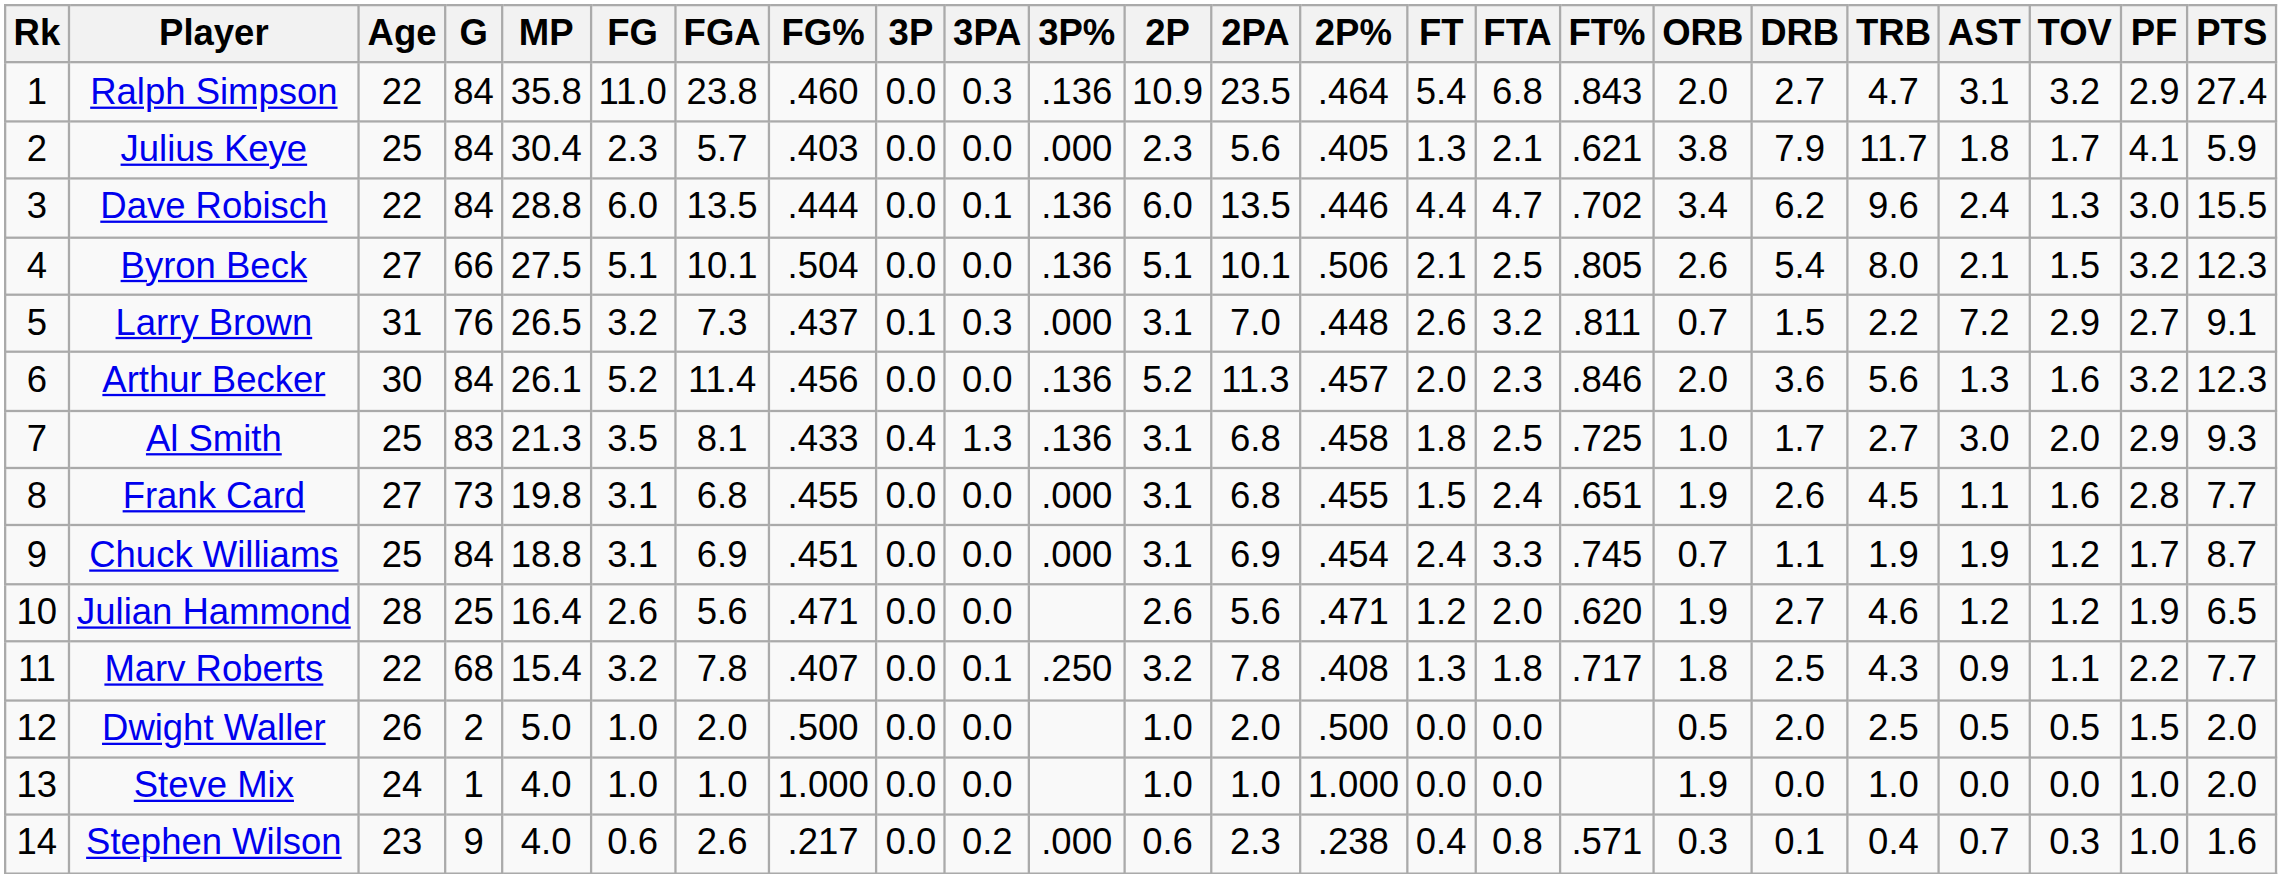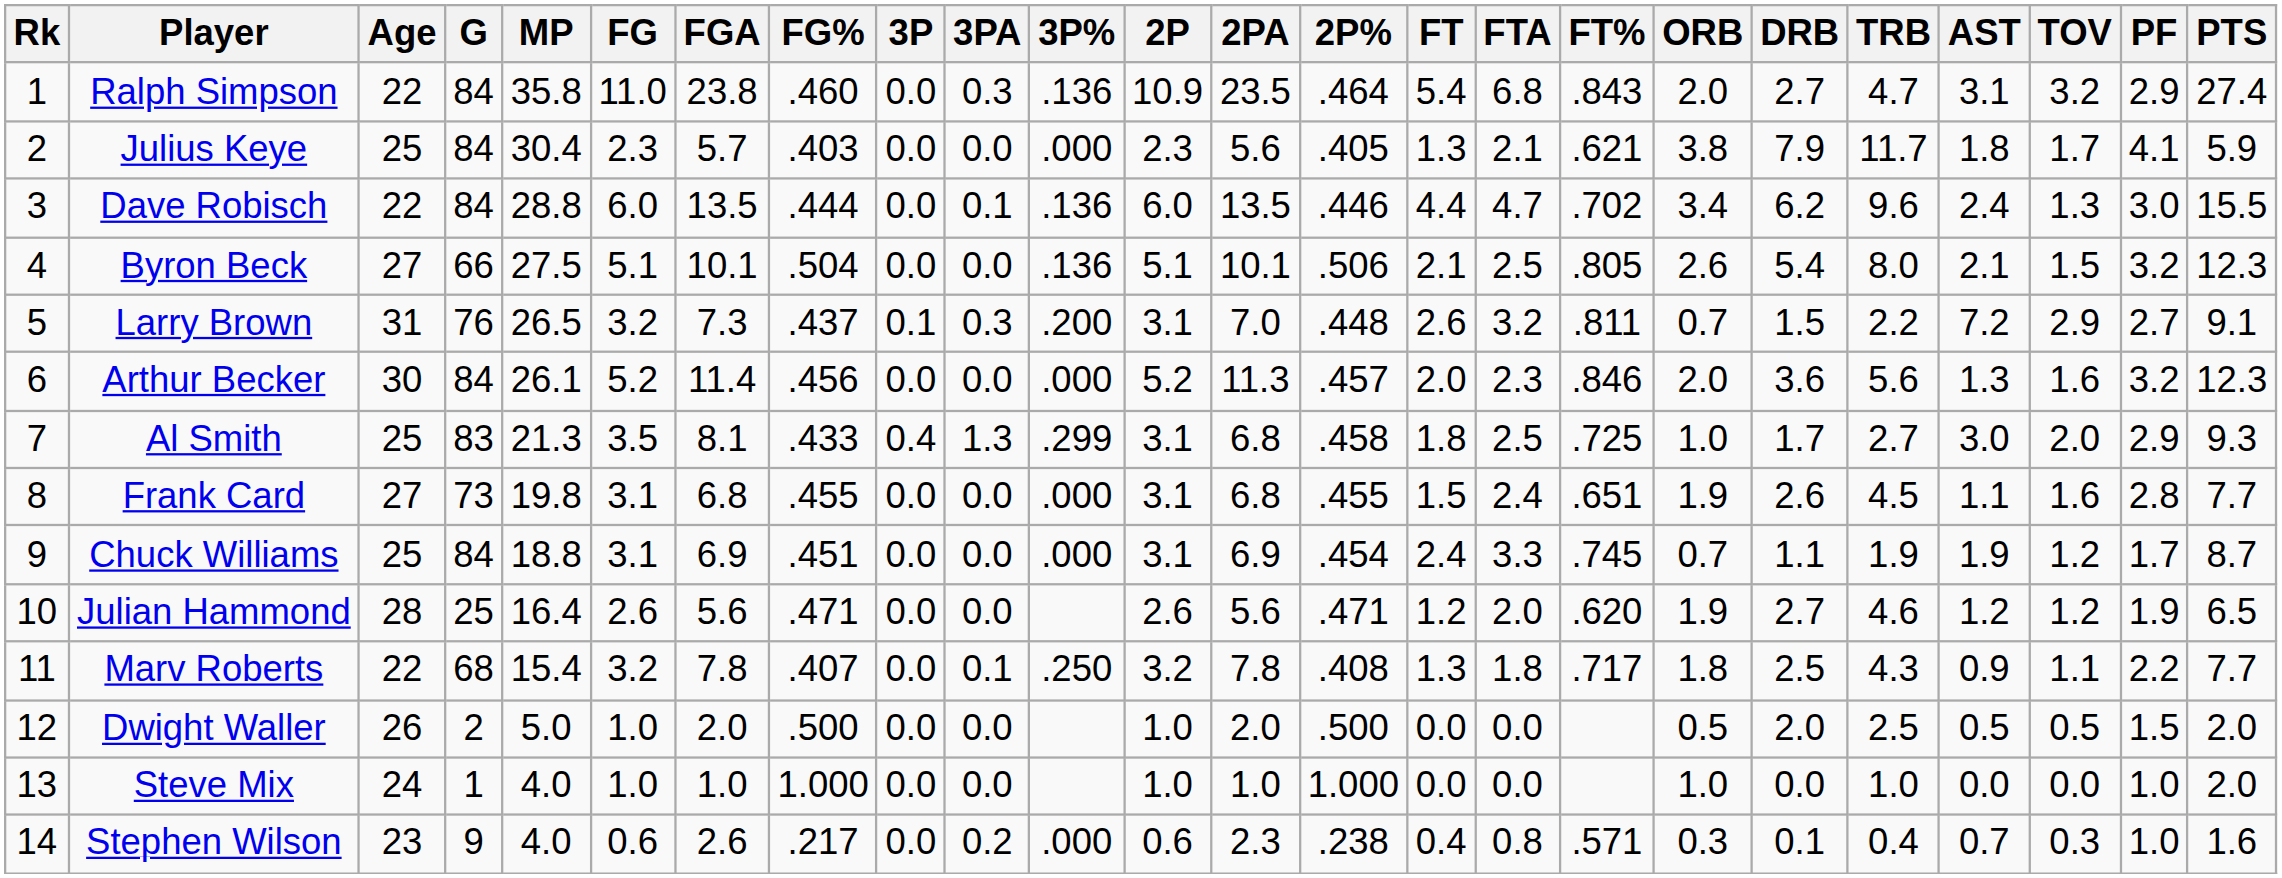(1077, 322) .000 -> (1077, 322) .200
(1077, 380) .136 -> (1077, 380) .000
(1077, 438) .136 -> (1077, 438) .299
(1703, 785) 1.9 -> (1703, 785) 1.0
